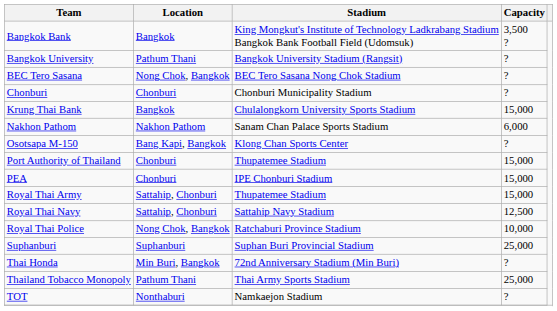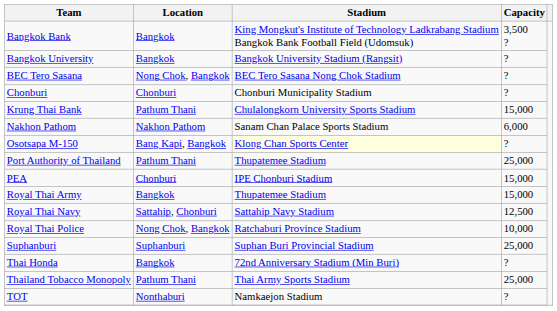(166, 59) Pathum Thani -> (155, 59) Bangkok
(155, 110) Bangkok -> (166, 110) Pathum Thani
(291, 144) no background -> (291, 144) lightyellow background
(156, 161) Chonburi -> (166, 161) Pathum Thani
(518, 161) 15,000 -> (518, 161) 25,000
(176, 195) Sattahip, Chonburi -> (155, 195) Bangkok
(178, 263) Min Buri, Bangkok -> (155, 263) Bangkok
